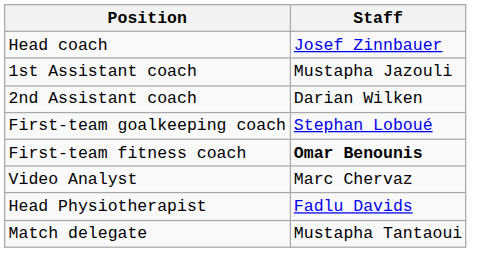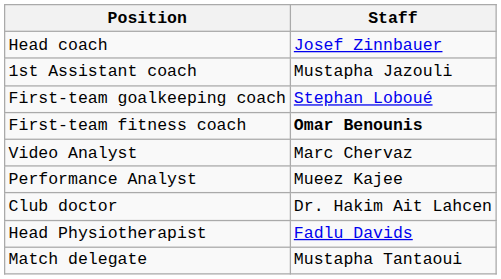- row: (103, 99)
+ row: (103, 180)
+ row: (63, 206)
